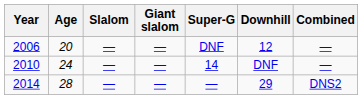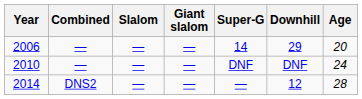columns swapped: (66, 20) <-> (326, 20)
(211, 46) DNF -> (241, 46) 14
(266, 46) 12 -> (295, 46) 29
(211, 65) 14 -> (241, 65) DNF
(266, 84) 29 -> (295, 84) 12
